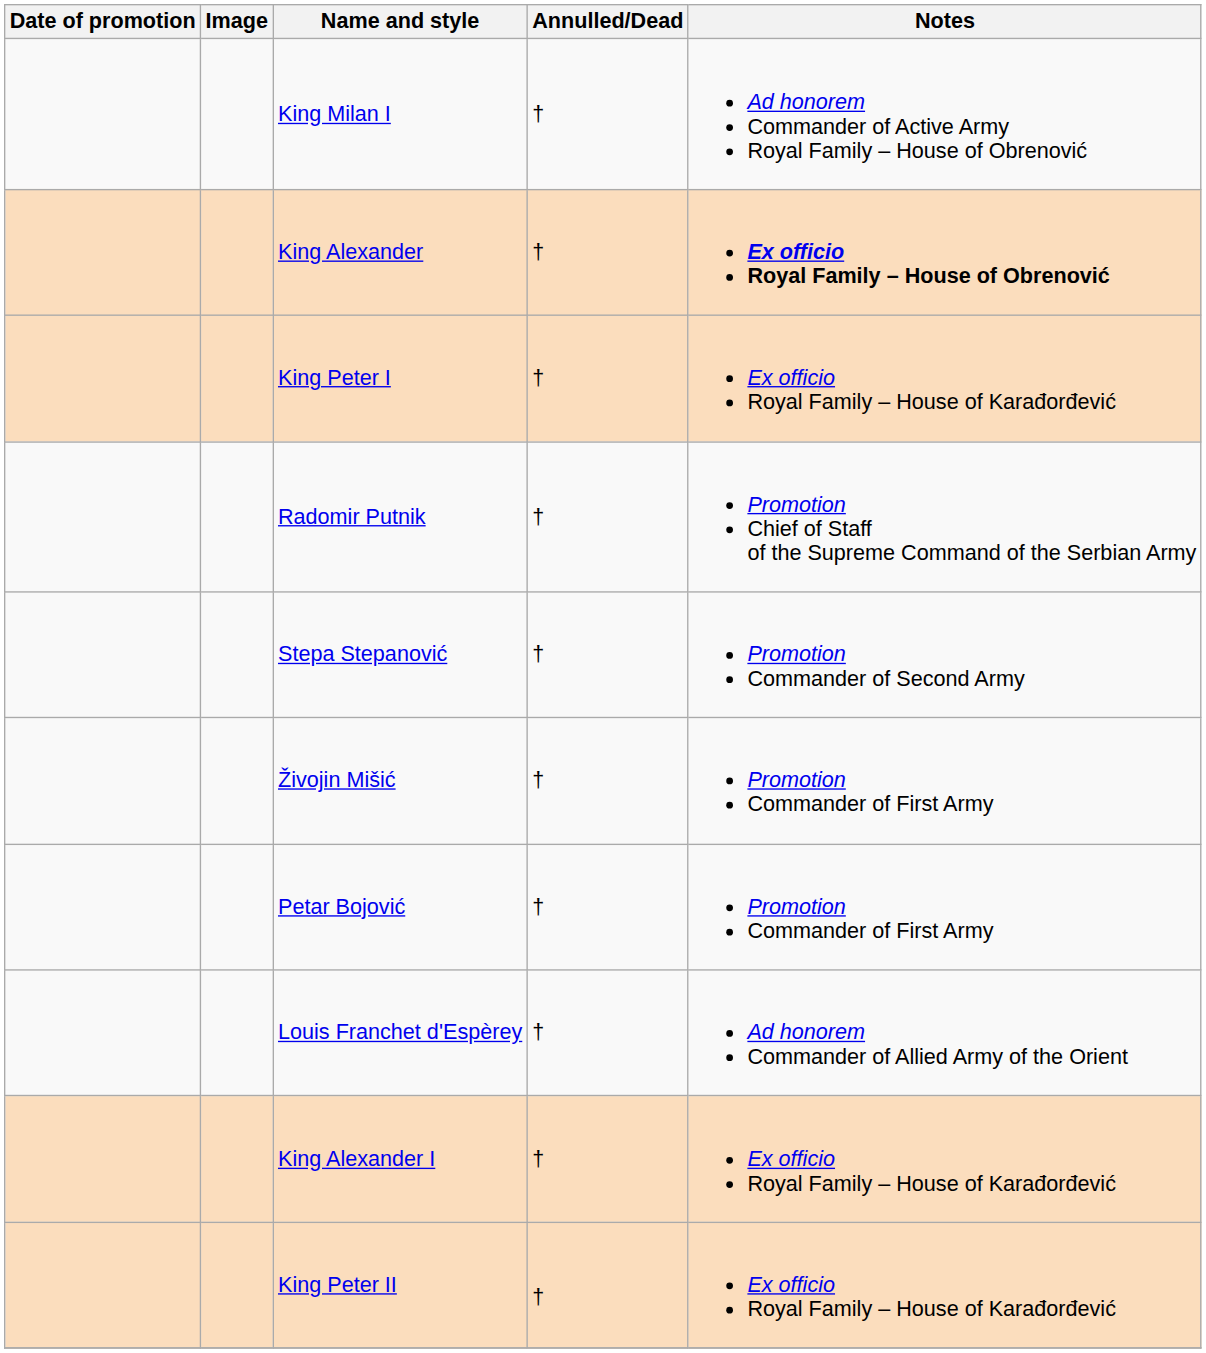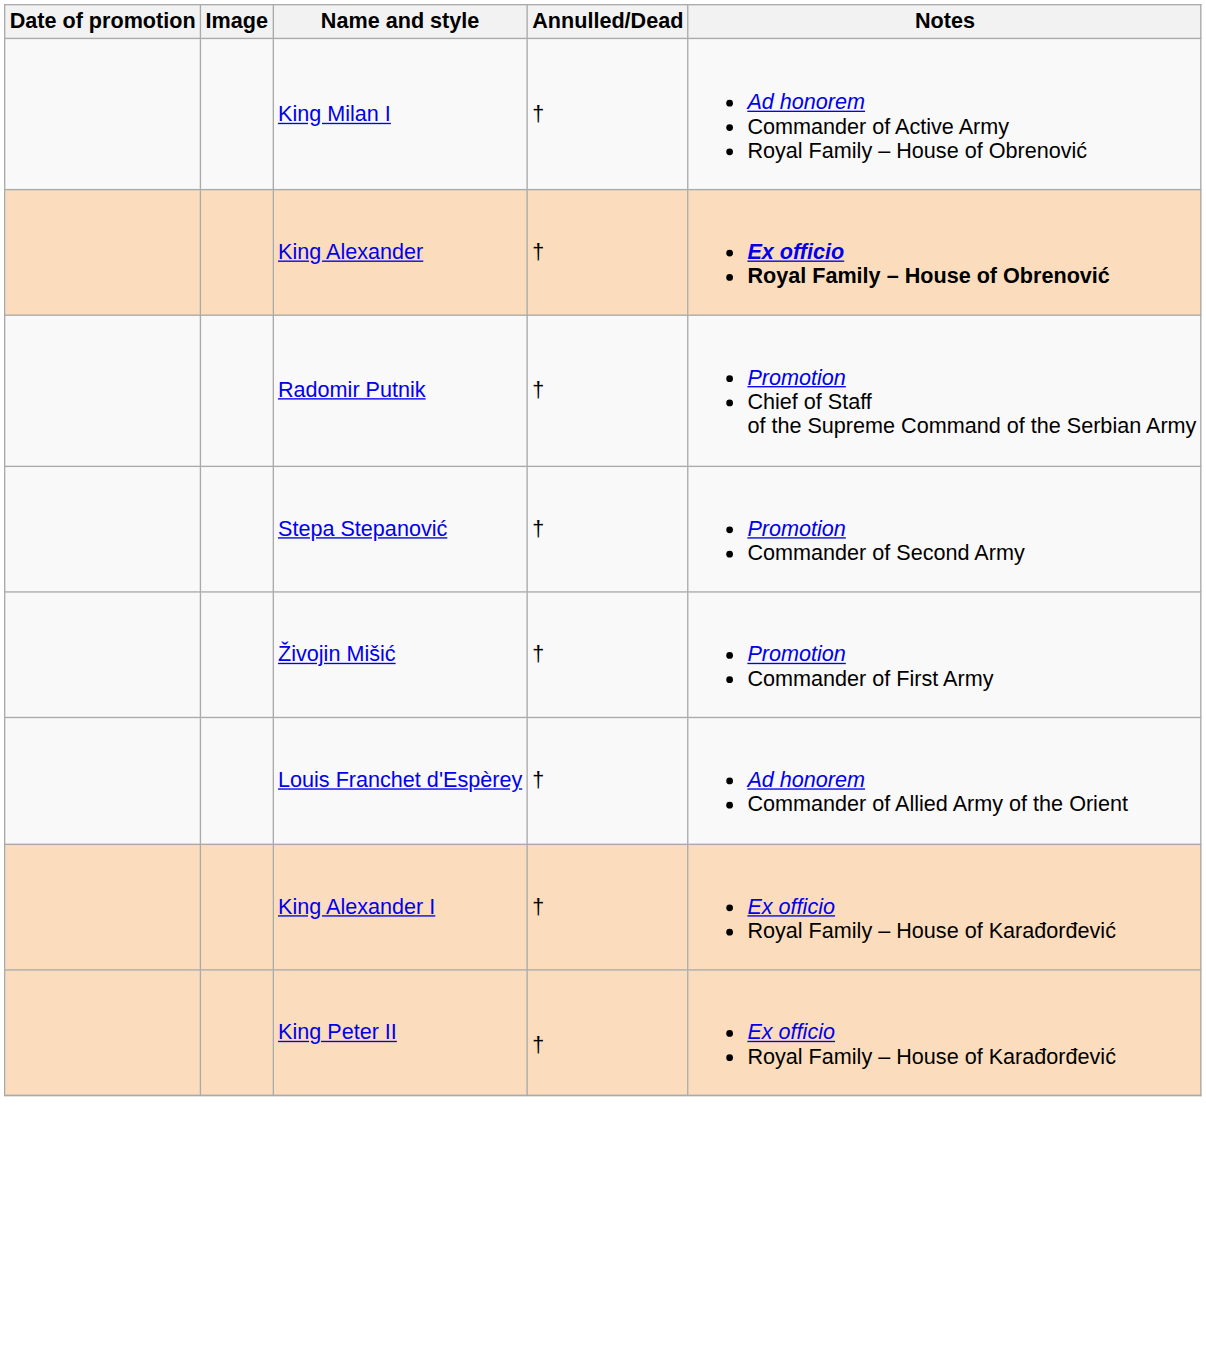- row: (334, 378)
- row: (342, 906)
